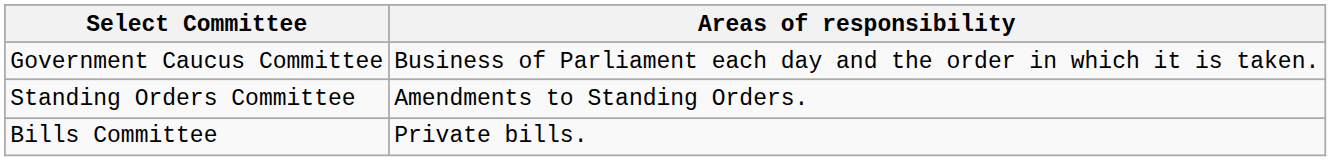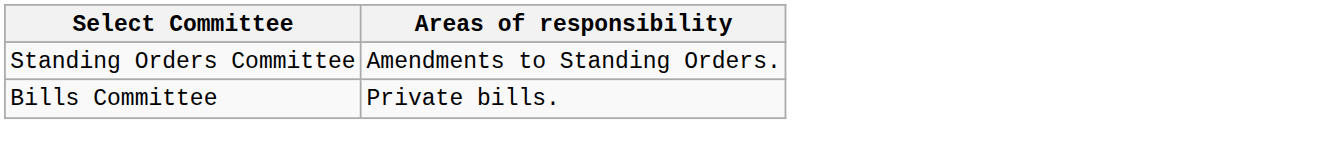- row: (197, 61)
